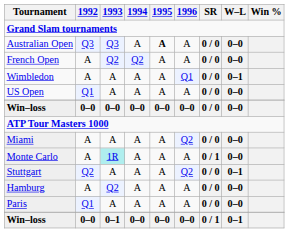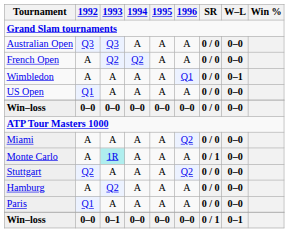(162, 44) bold -> (162, 44) normal
(235, 172) 0–1 -> (235, 172) 0–0
